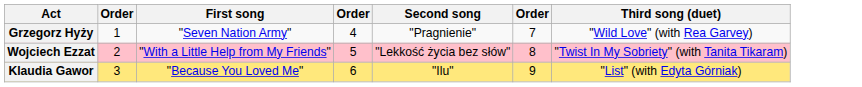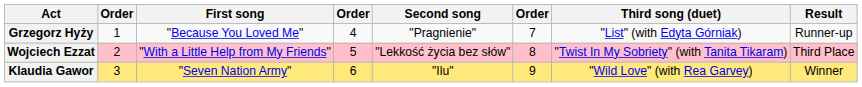+ column: (824, 14)
(235, 33) "Seven Nation Army" -> (235, 33) "Because You Loved Me"
(671, 33) "Wild Love" (with Rea Garvey) -> (671, 33) "List" (with Edyta Górniak)
(235, 71) "Because You Loved Me" -> (235, 71) "Seven Nation Army"
(671, 71) "List" (with Edyta Górniak) -> (671, 71) "Wild Love" (with Rea Garvey)
